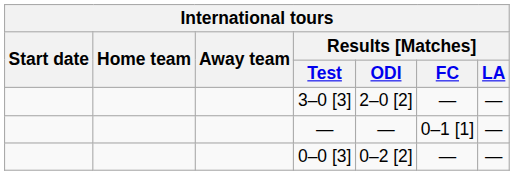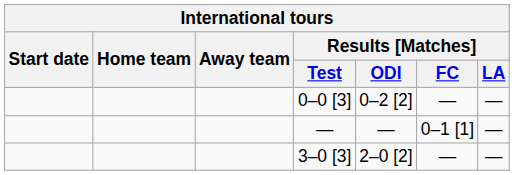rows swapped: (325, 101) <-> (325, 156)
